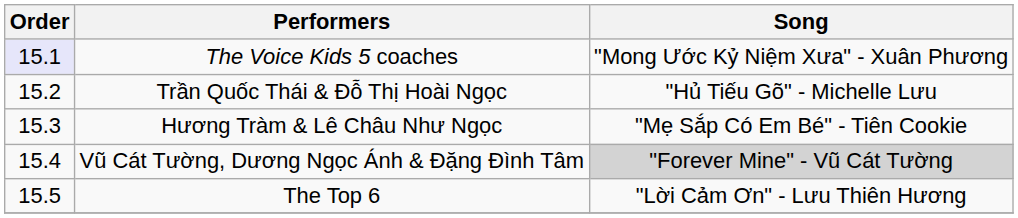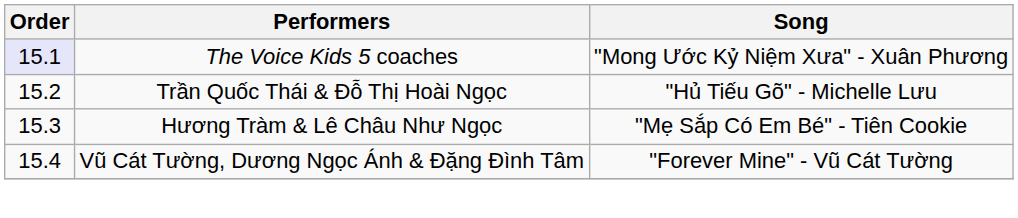(801, 160) lightgrey background -> (801, 160) no background
- row: (332, 195)
